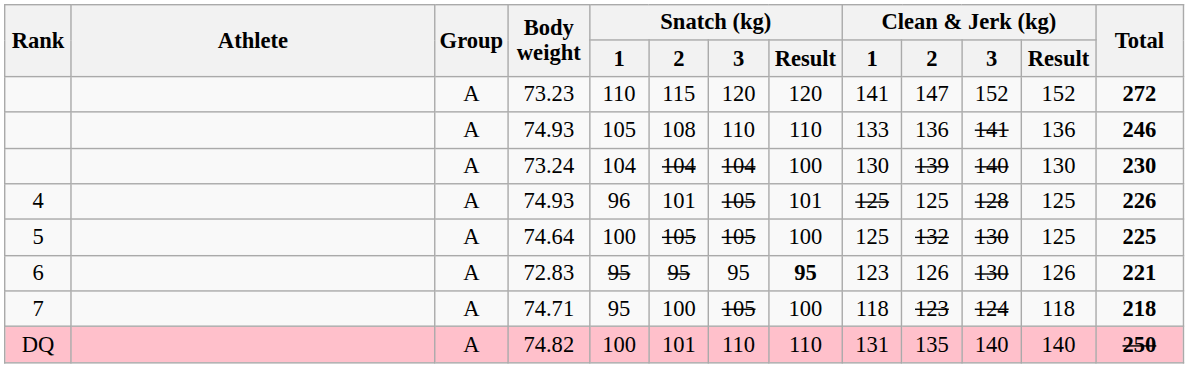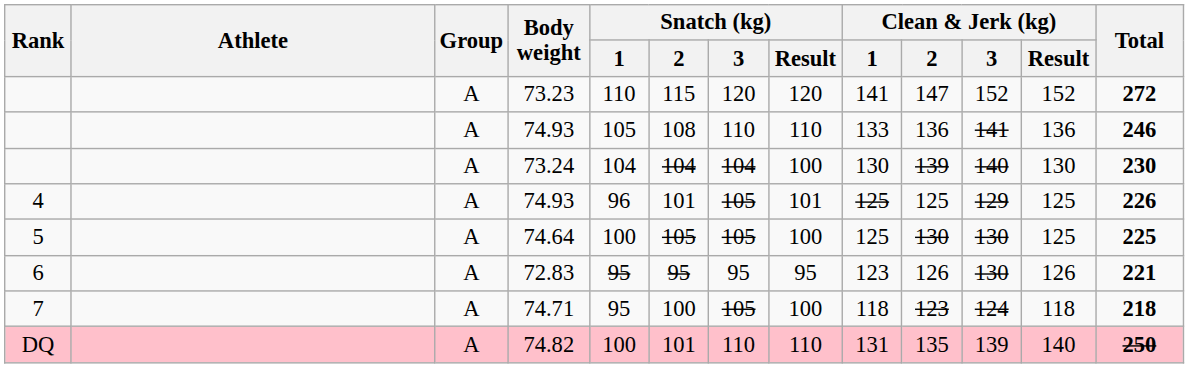(992, 201) 128 -> (992, 201) 129
(932, 237) 132 -> (932, 237) 130
(805, 272) bold -> (805, 272) normal
(992, 344) 140 -> (992, 344) 139
